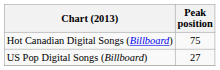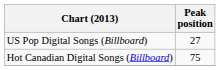rows swapped: (90, 40) <-> (77, 57)
